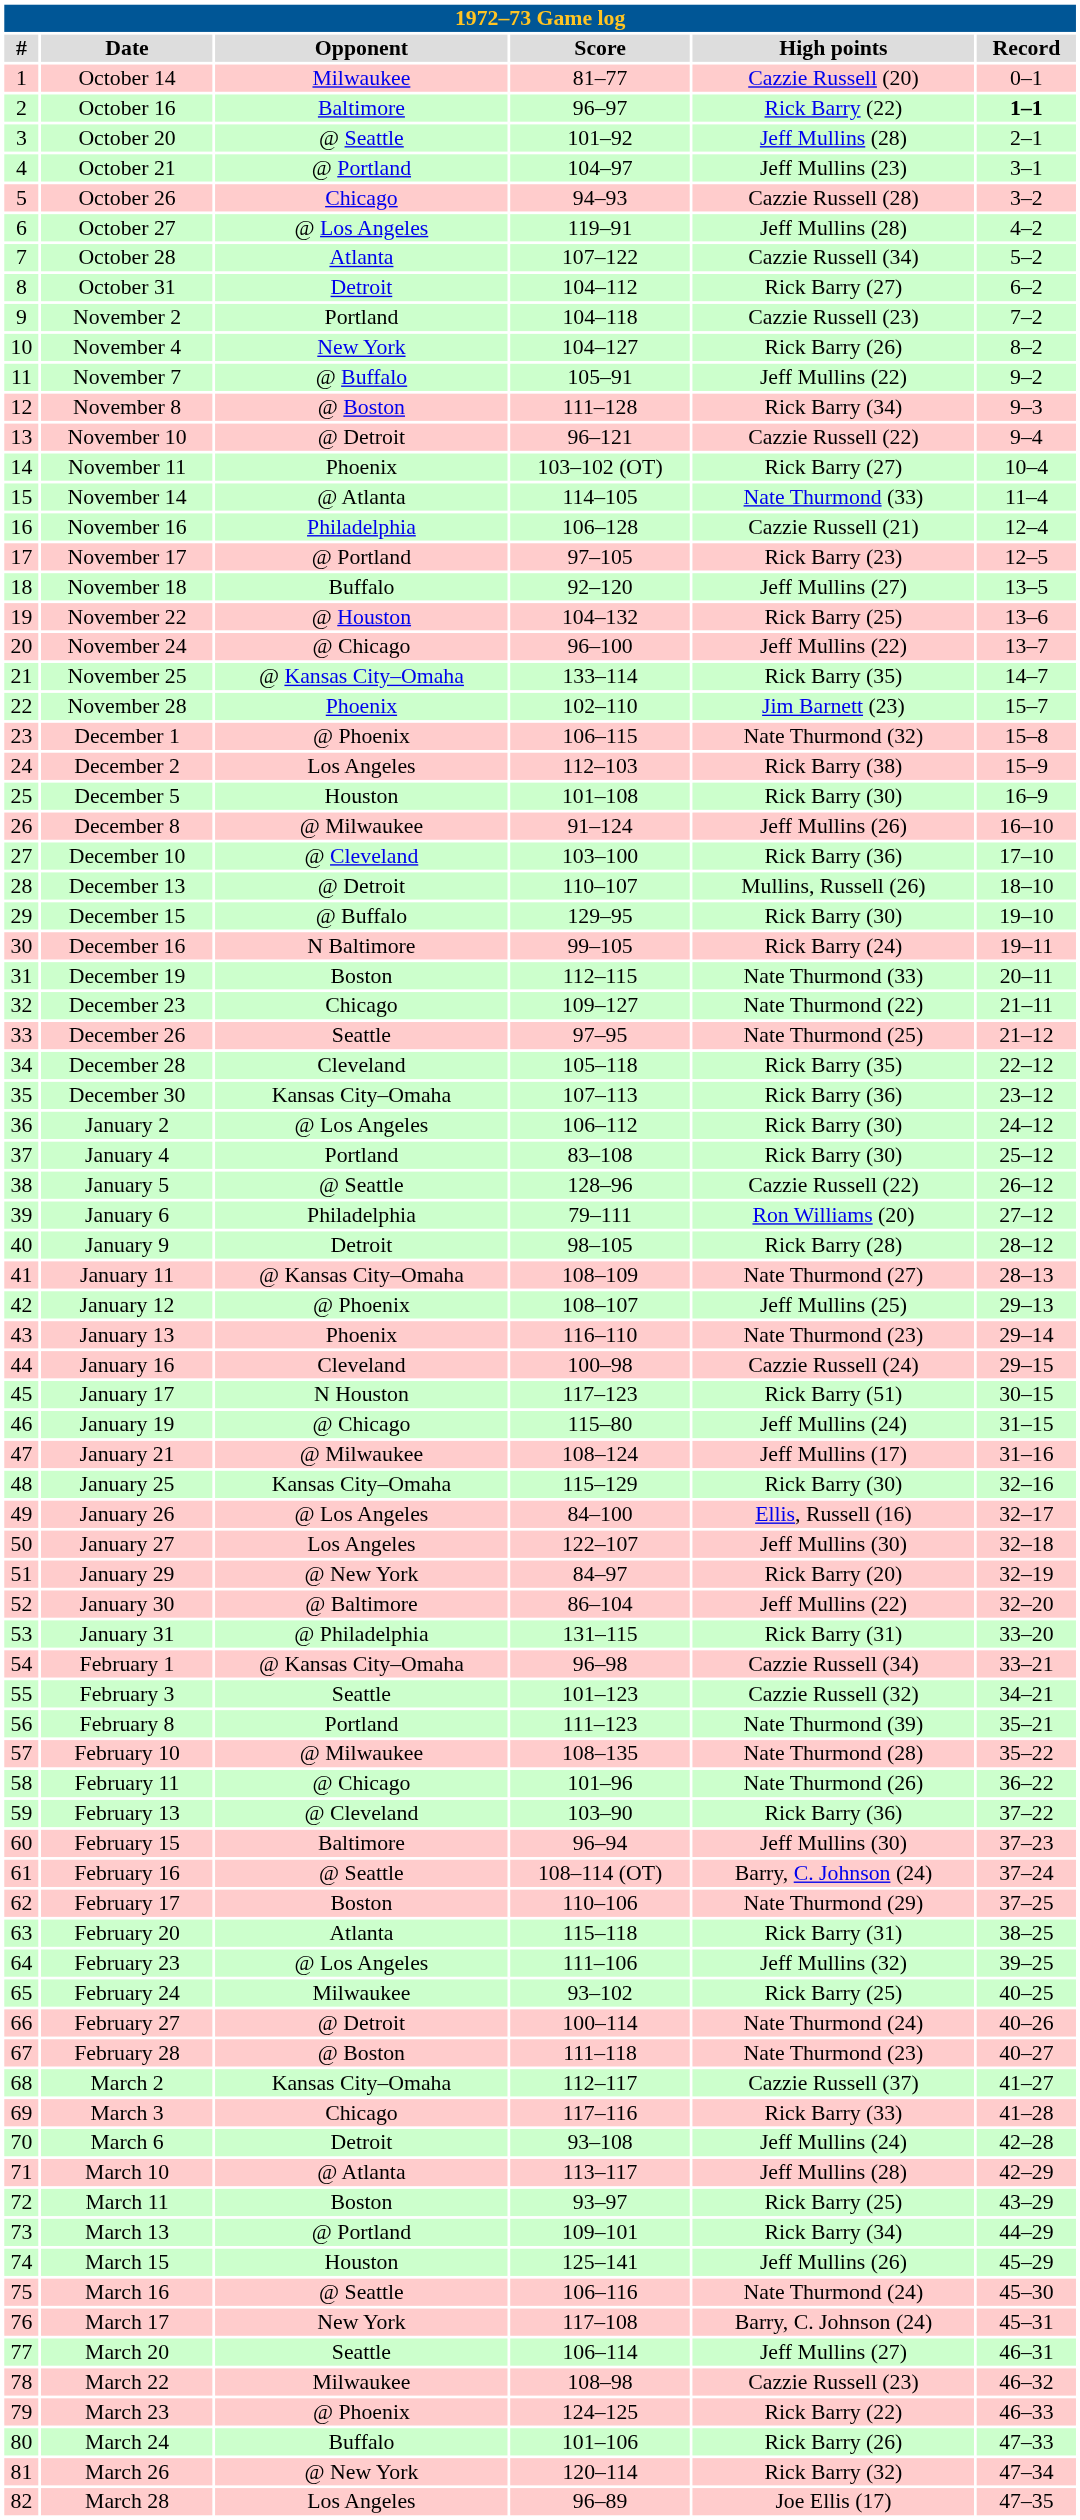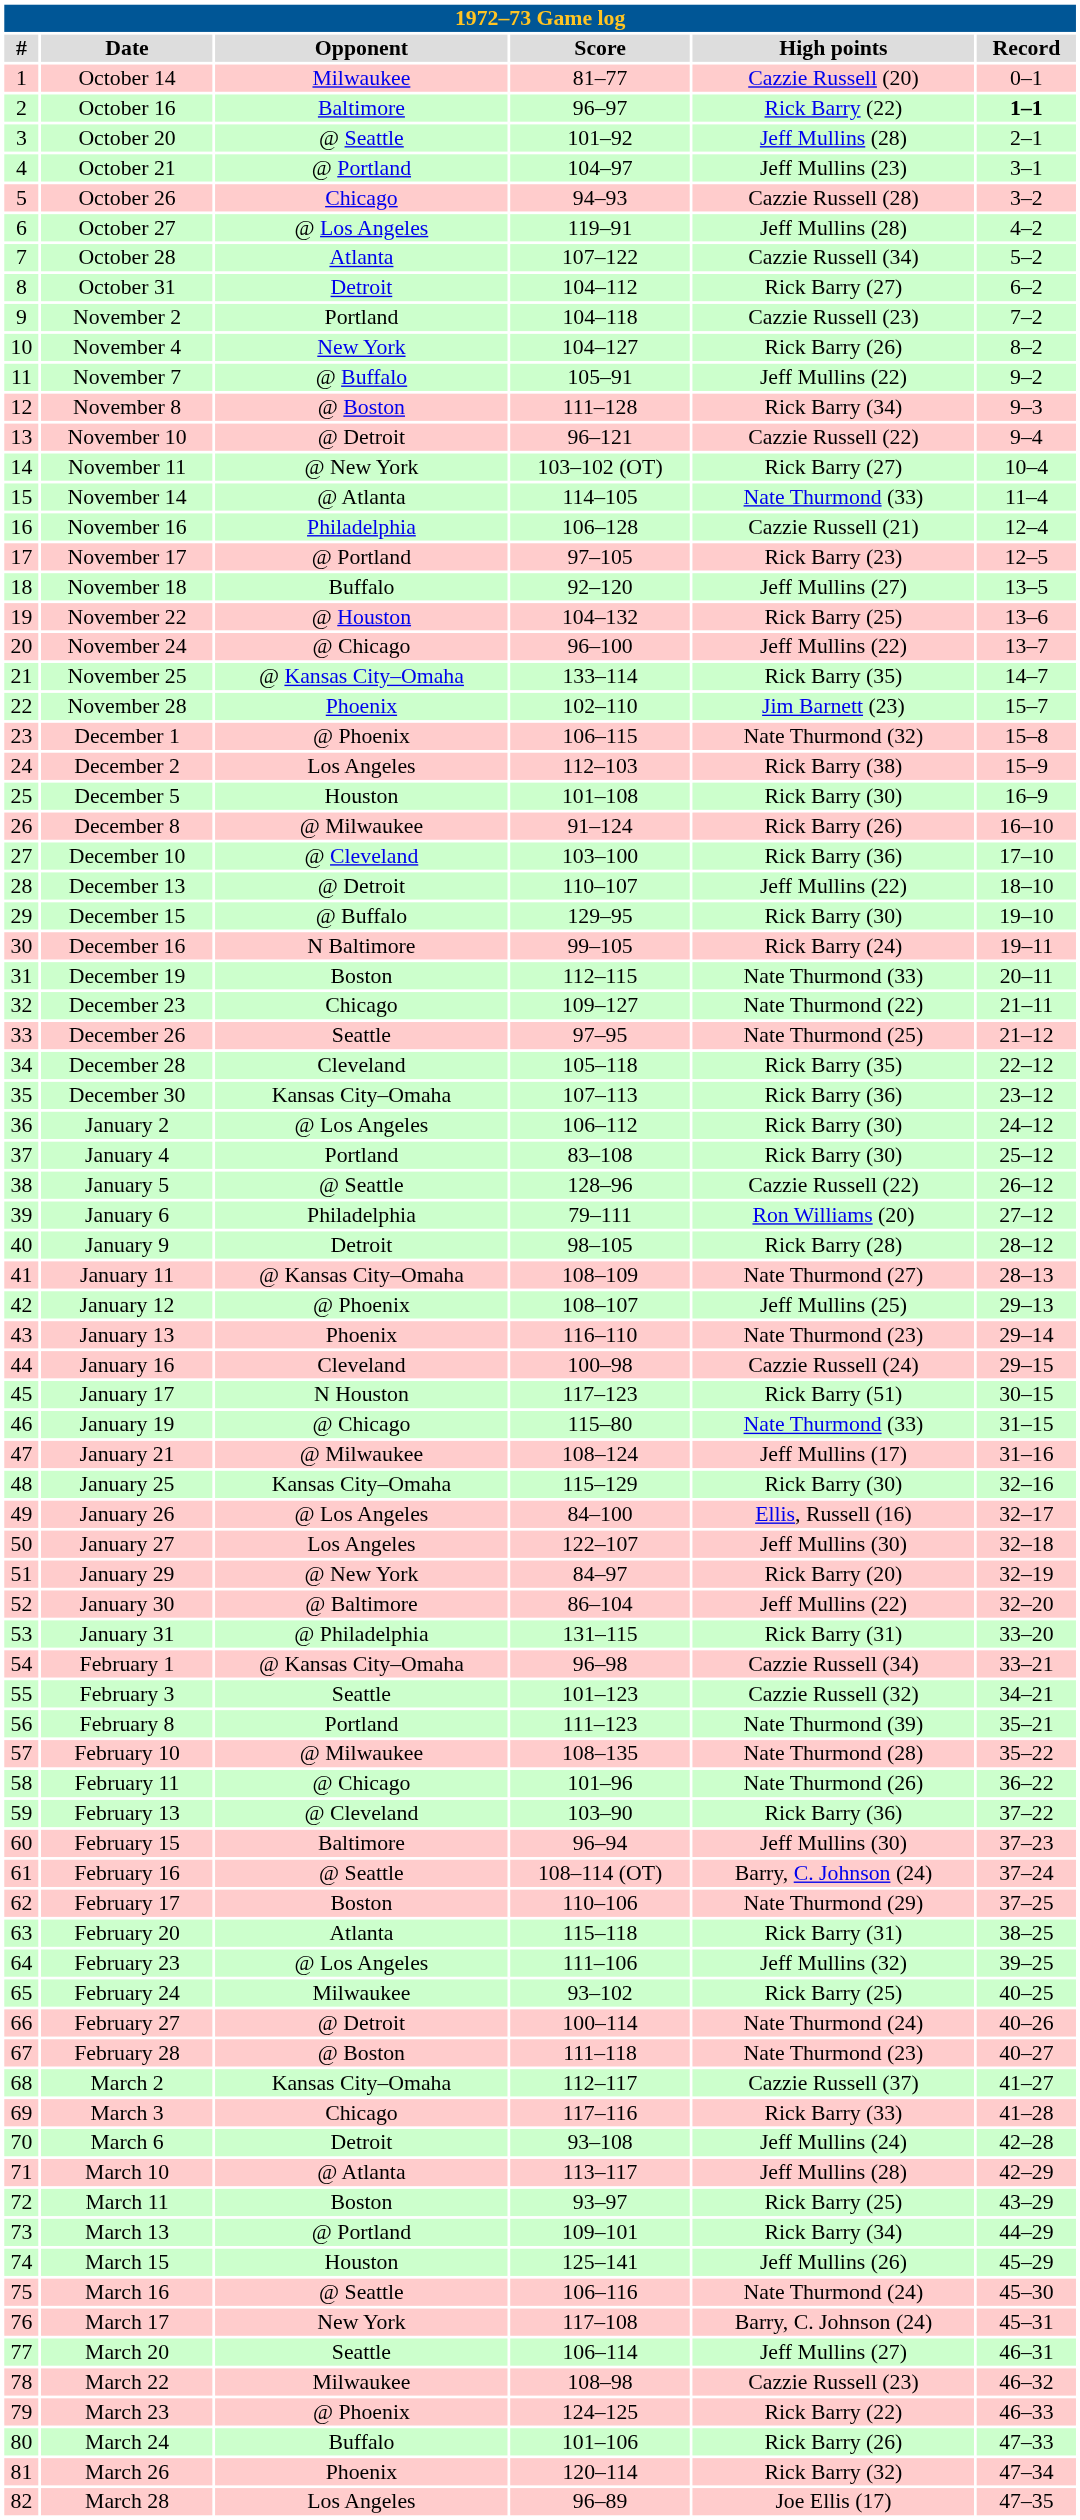(361, 466) Phoenix -> (361, 466) @ New York
(833, 825) Jeff Mullins (26) -> (833, 825) Rick Barry (26)
(833, 885) Mullins, Russell (26) -> (833, 885) Jeff Mullins (22)
(833, 1424) Jeff Mullins (24) -> (833, 1424) Nate Thurmond (33)
(361, 2471) @ New York -> (361, 2471) Phoenix
